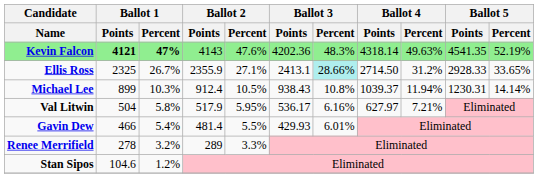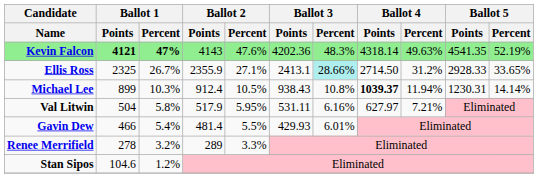(379, 88) normal -> (379, 88) bold
(294, 107) 536.17 -> (294, 107) 531.11
